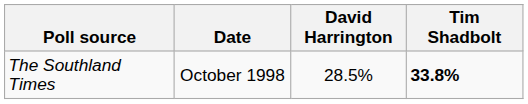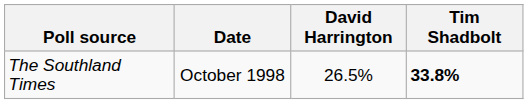(348, 74) 28.5% -> (348, 74) 26.5%
